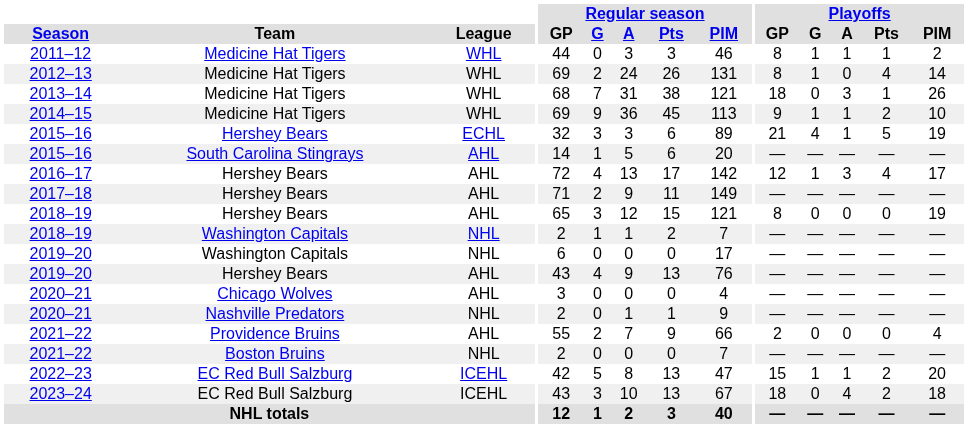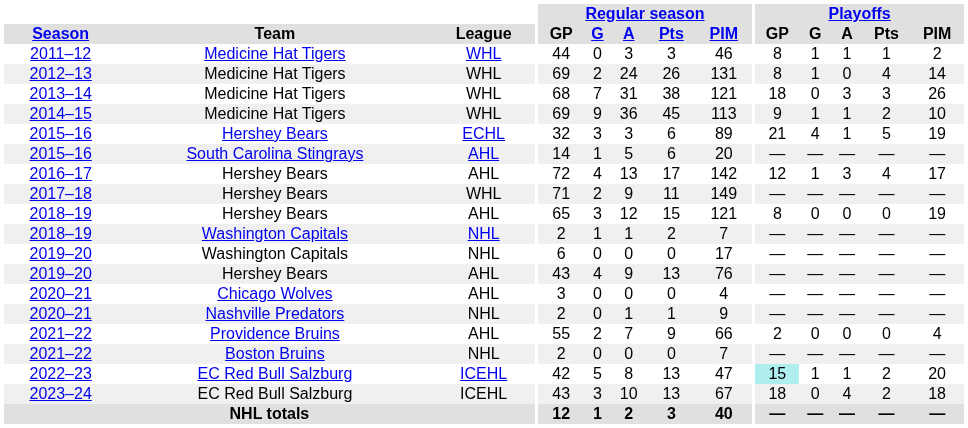(887, 94) 1 -> (887, 94) 3
(484, 194) AHL -> (484, 194) WHL
(777, 374) no background -> (777, 374) paleturquoise background
